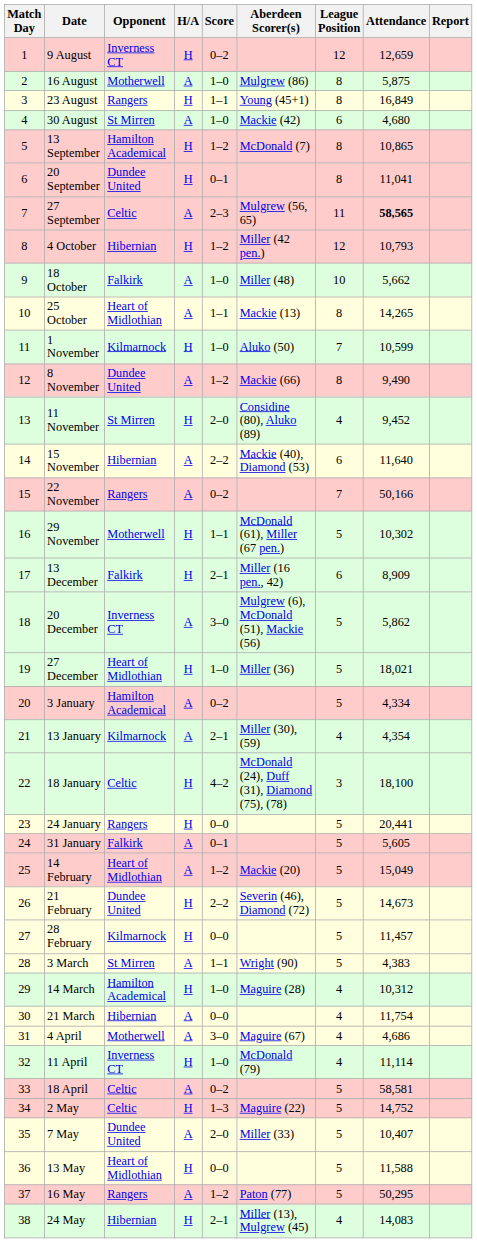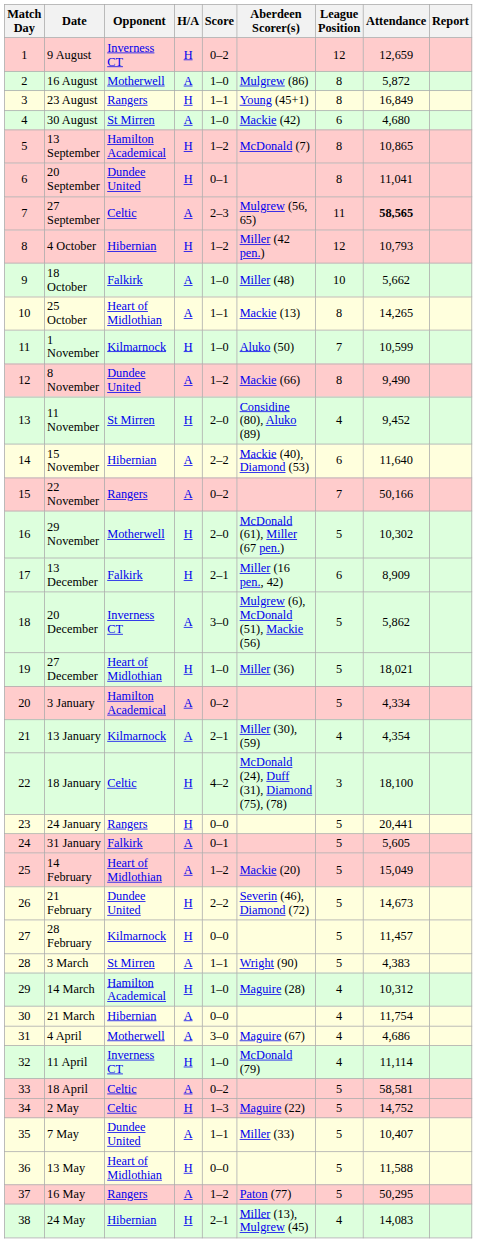(396, 81) 5,875 -> (396, 81) 5,872
(219, 534) 1–1 -> (219, 534) 2–0
(219, 1134) 2–0 -> (219, 1134) 1–1
